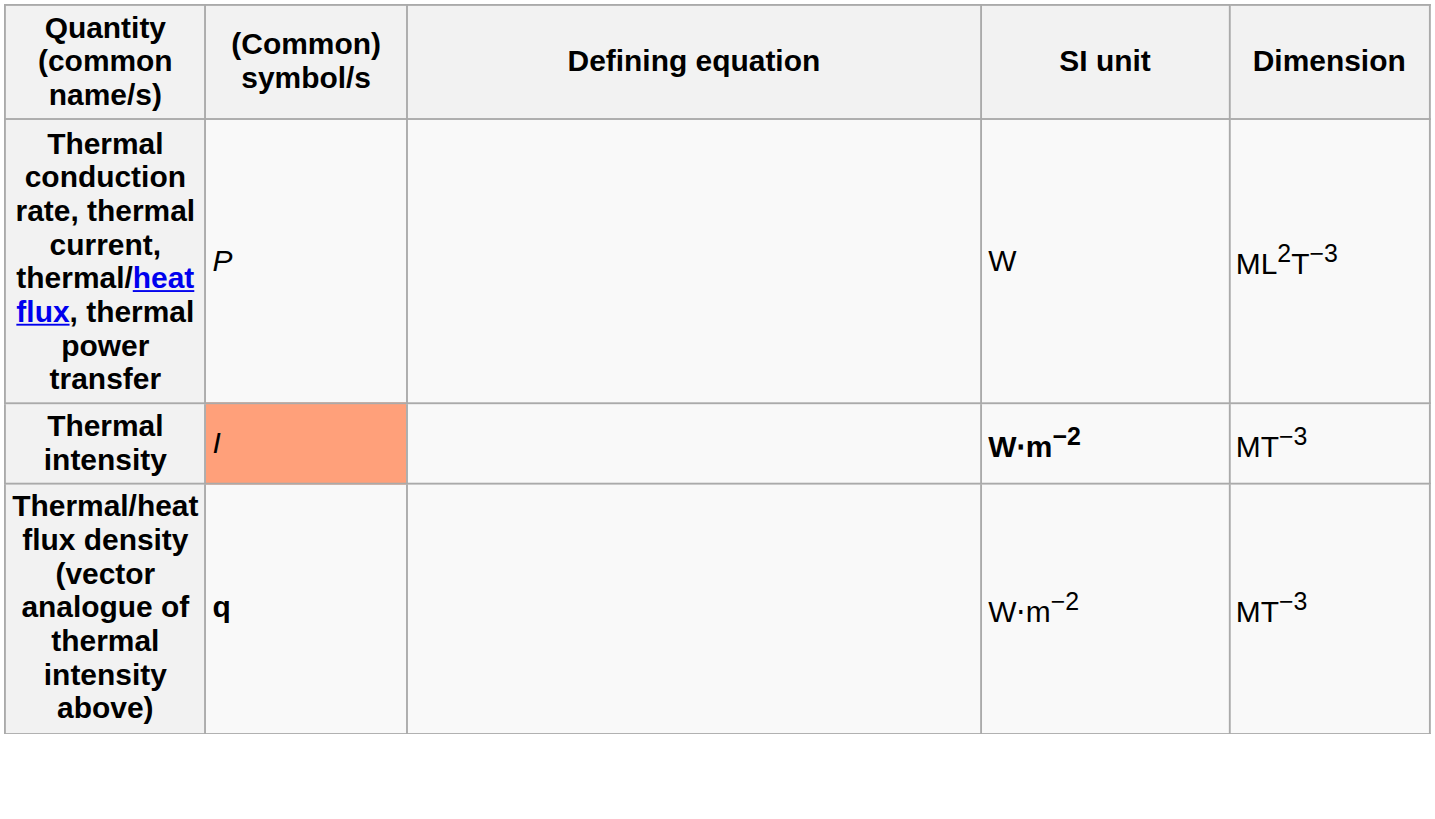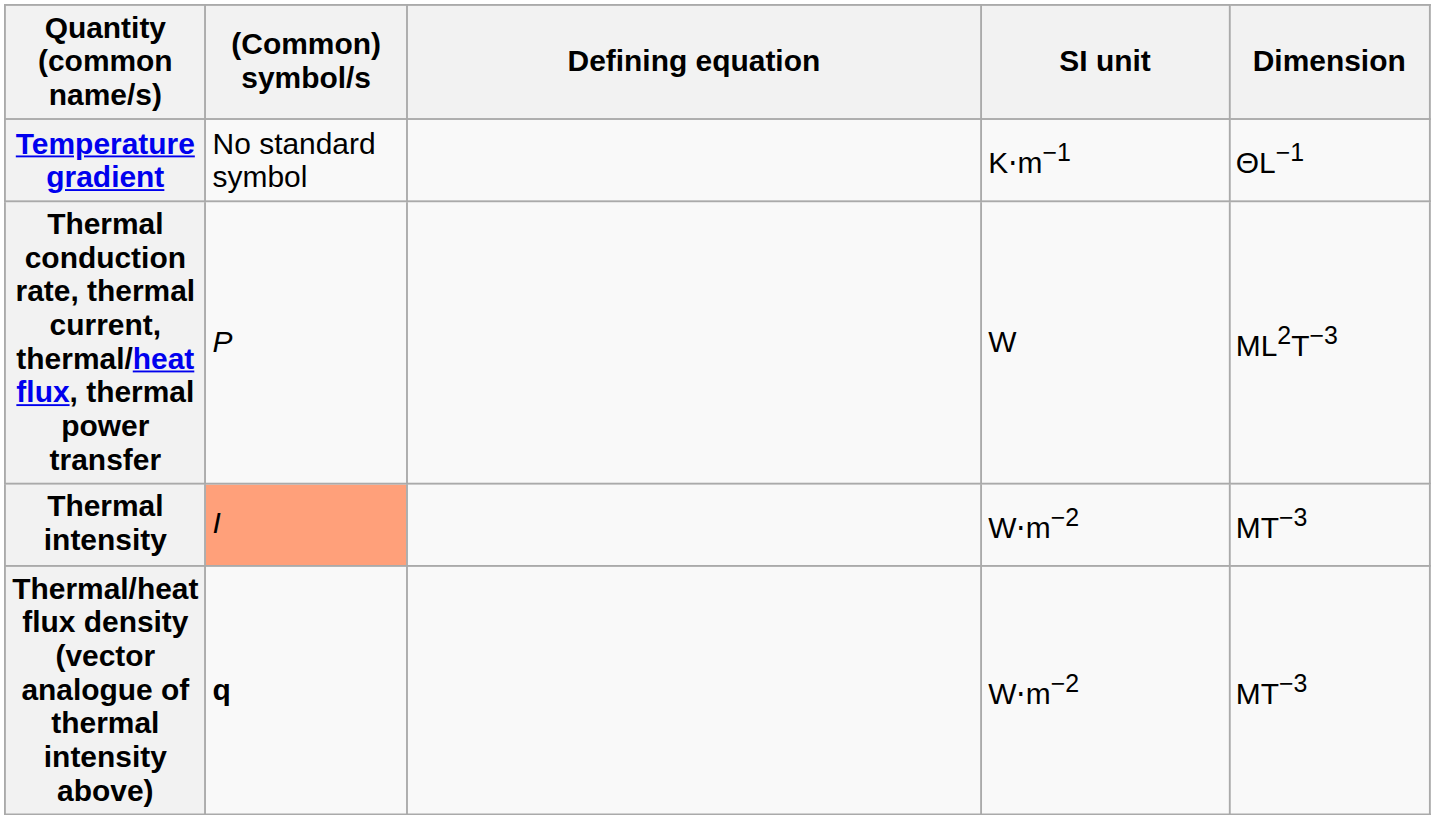+ row: (105, 159)
(1035, 442) bold -> (1034, 523) normal
